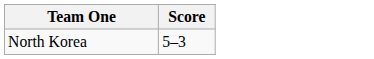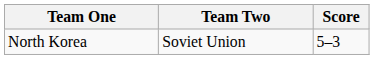+ column: (236, 16)
